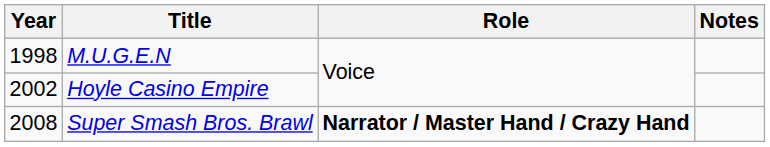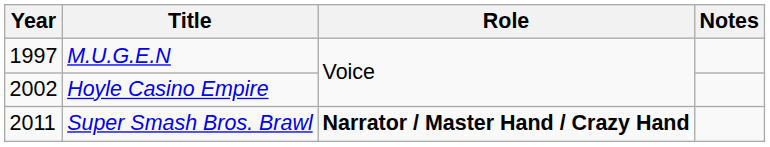(33, 55) 1998 -> (33, 55) 1997
(33, 123) 2008 -> (33, 123) 2011
